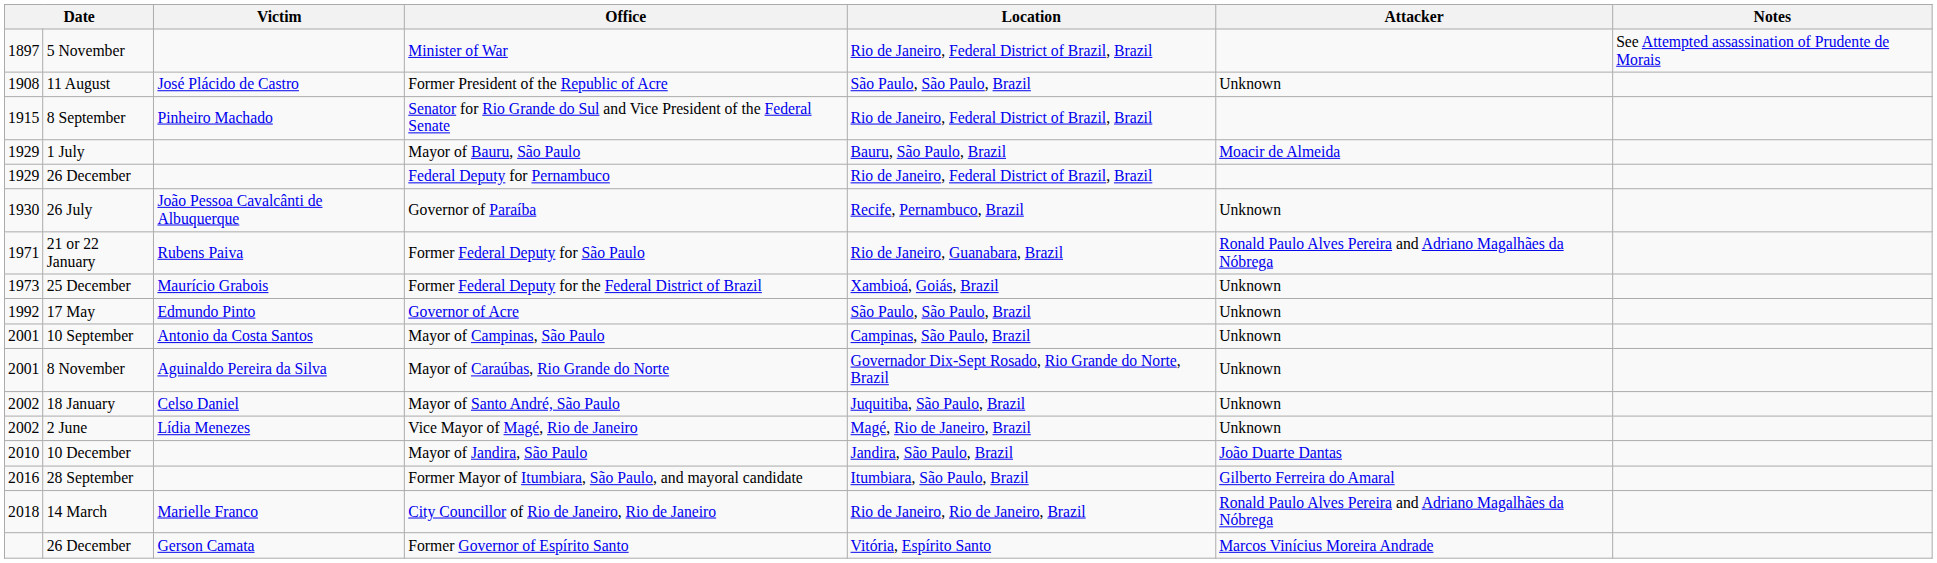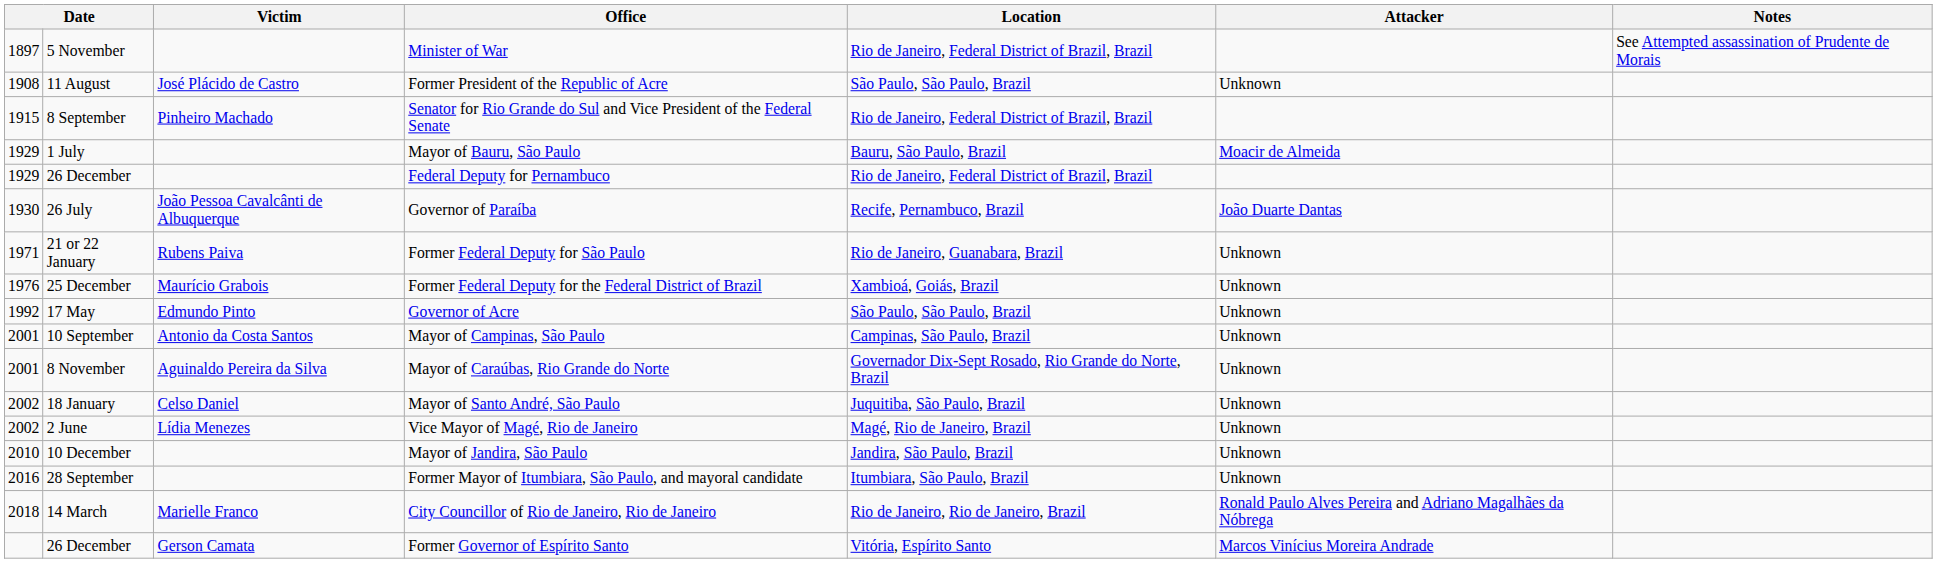(1250, 210) Unknown -> (1281, 210) João Duarte Dantas
(1391, 252) Ronald Paulo Alves Pereira and Adriano Magalhães da Nóbrega -> (1250, 252) Unknown
(24, 286) 1973 -> (24, 286) 1976
(1281, 453) João Duarte Dantas -> (1250, 453) Unknown
(1307, 478) Gilberto Ferreira do Amaral -> (1250, 478) Unknown
